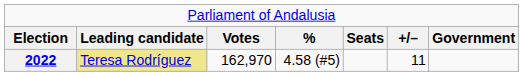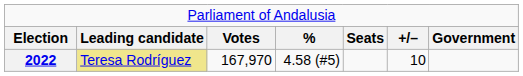(246, 60) 162,970 -> (246, 60) 167,970
(418, 60) 11 -> (418, 60) 10
